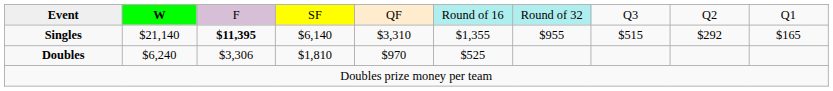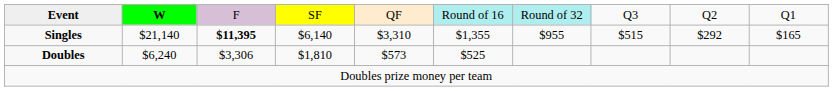(394, 55) $970 -> (394, 55) $573
